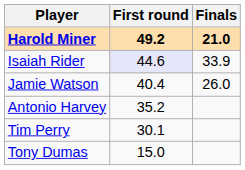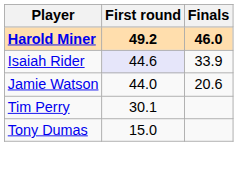(216, 38) 21.0 -> (209, 38) 46.0
(151, 84) 40.4 -> (143, 84) 44.0
(216, 84) 26.0 -> (209, 84) 20.6
- row: (57, 107)
